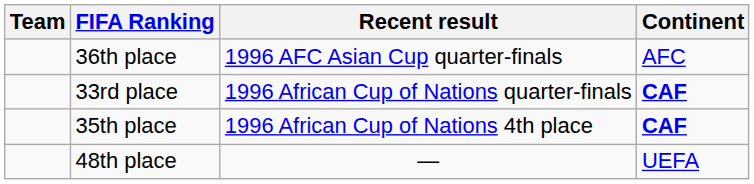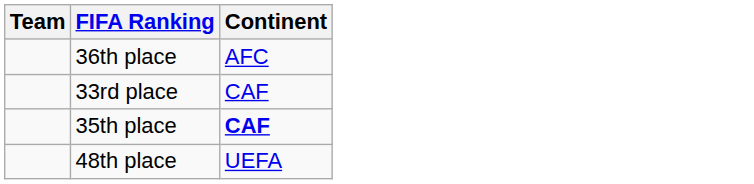- column: (428, 21)
(664, 91) bold -> (247, 91) normal
